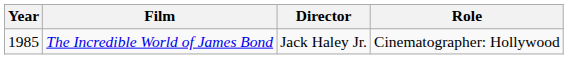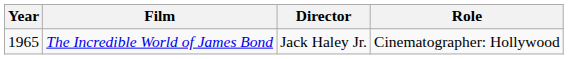(24, 41) 1985 -> (24, 41) 1965
